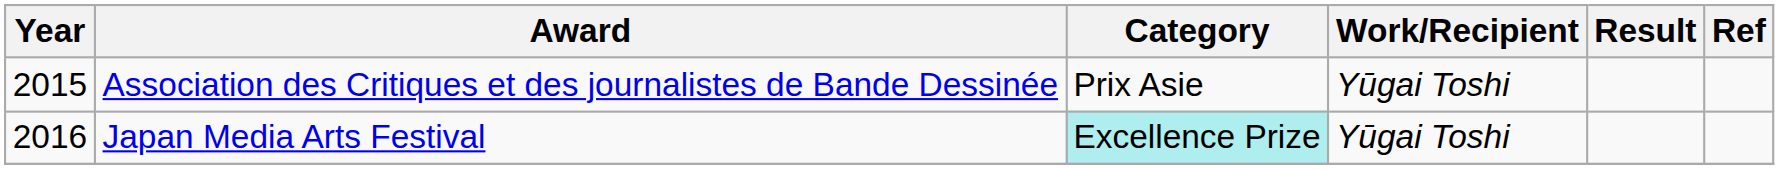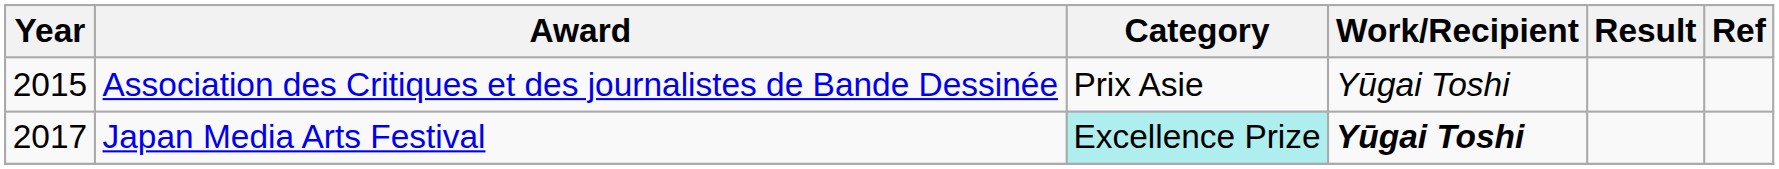(50, 137) 2016 -> (50, 137) 2017
(1423, 137) normal -> (1430, 137) bold
